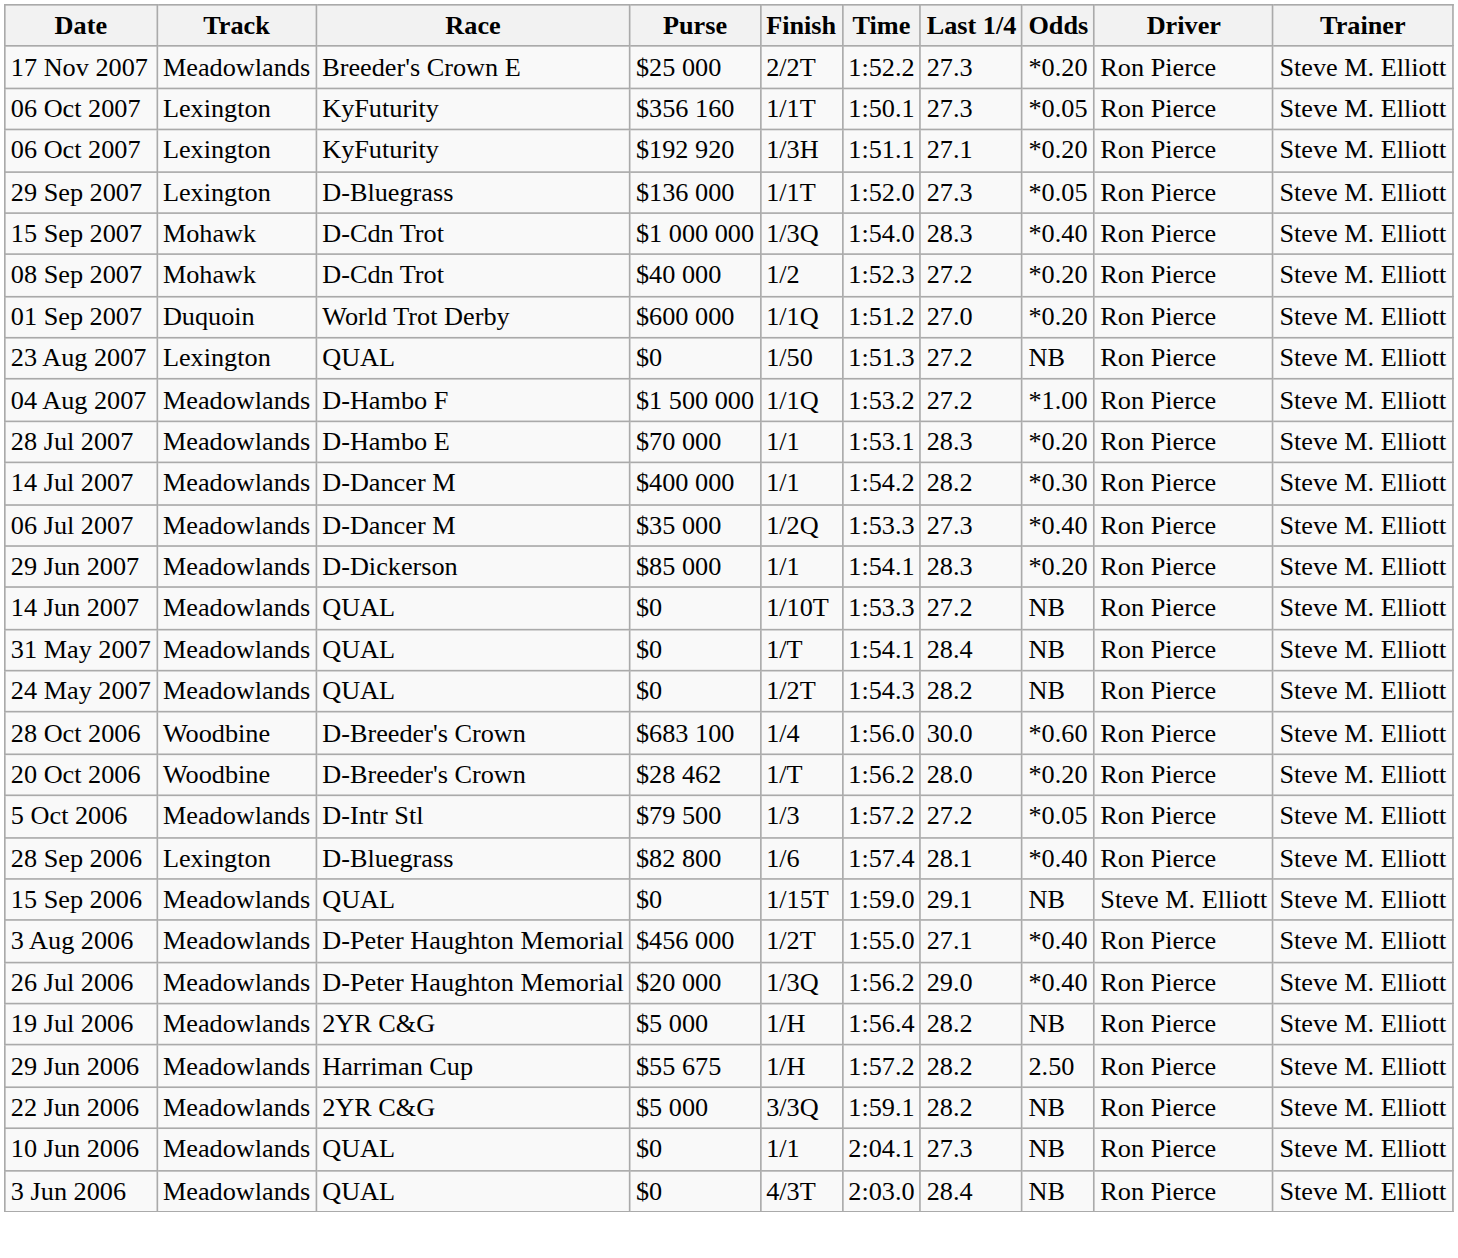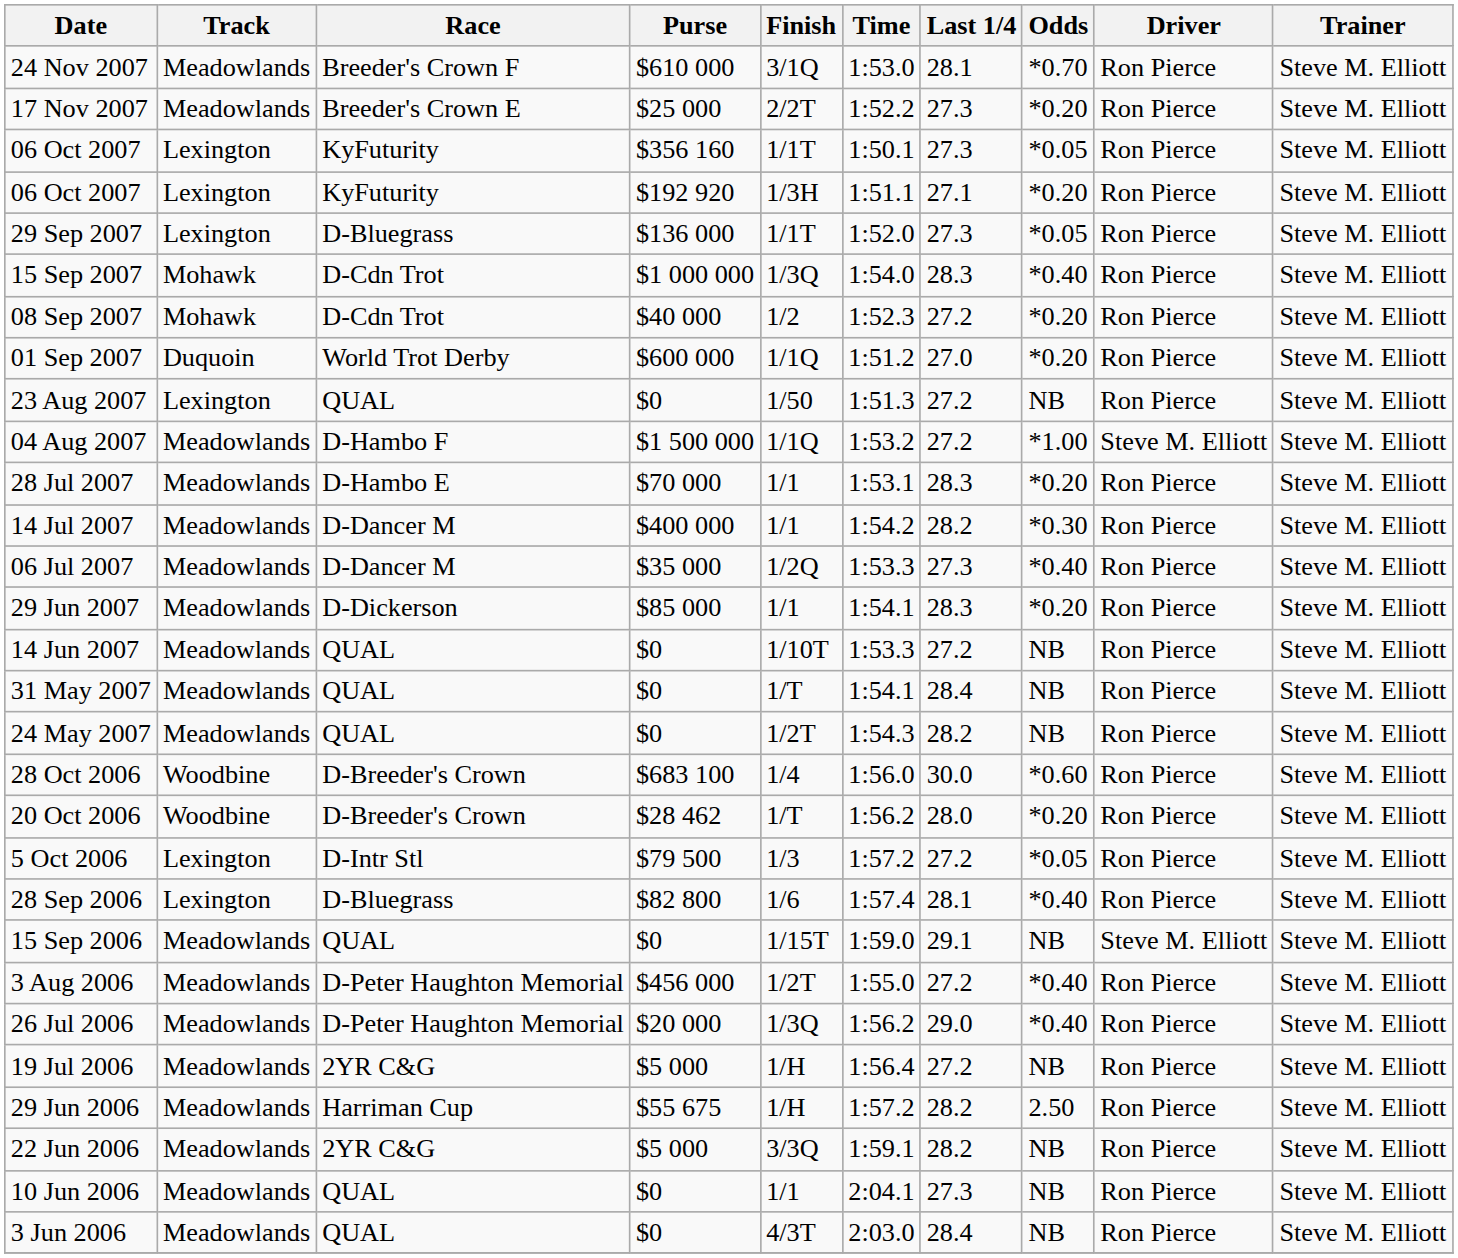+ row: (79, 66)
(1158, 399) Ron Pierce -> (1184, 441) Steve M. Elliott
(237, 815) Meadowlands -> (217, 857) Lexington
(950, 940) 27.1 -> (950, 982) 27.2
(950, 1024) 28.2 -> (950, 1065) 27.2
